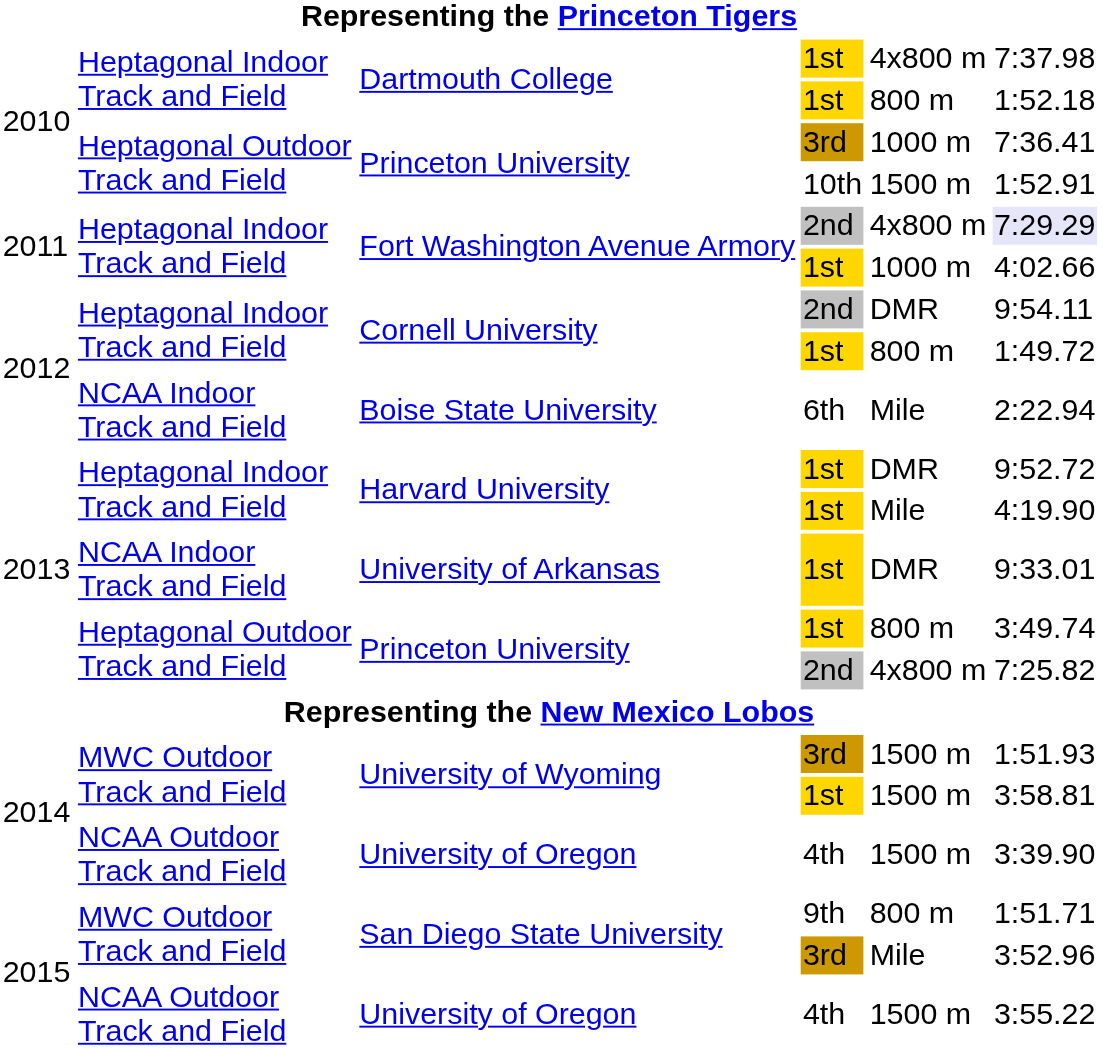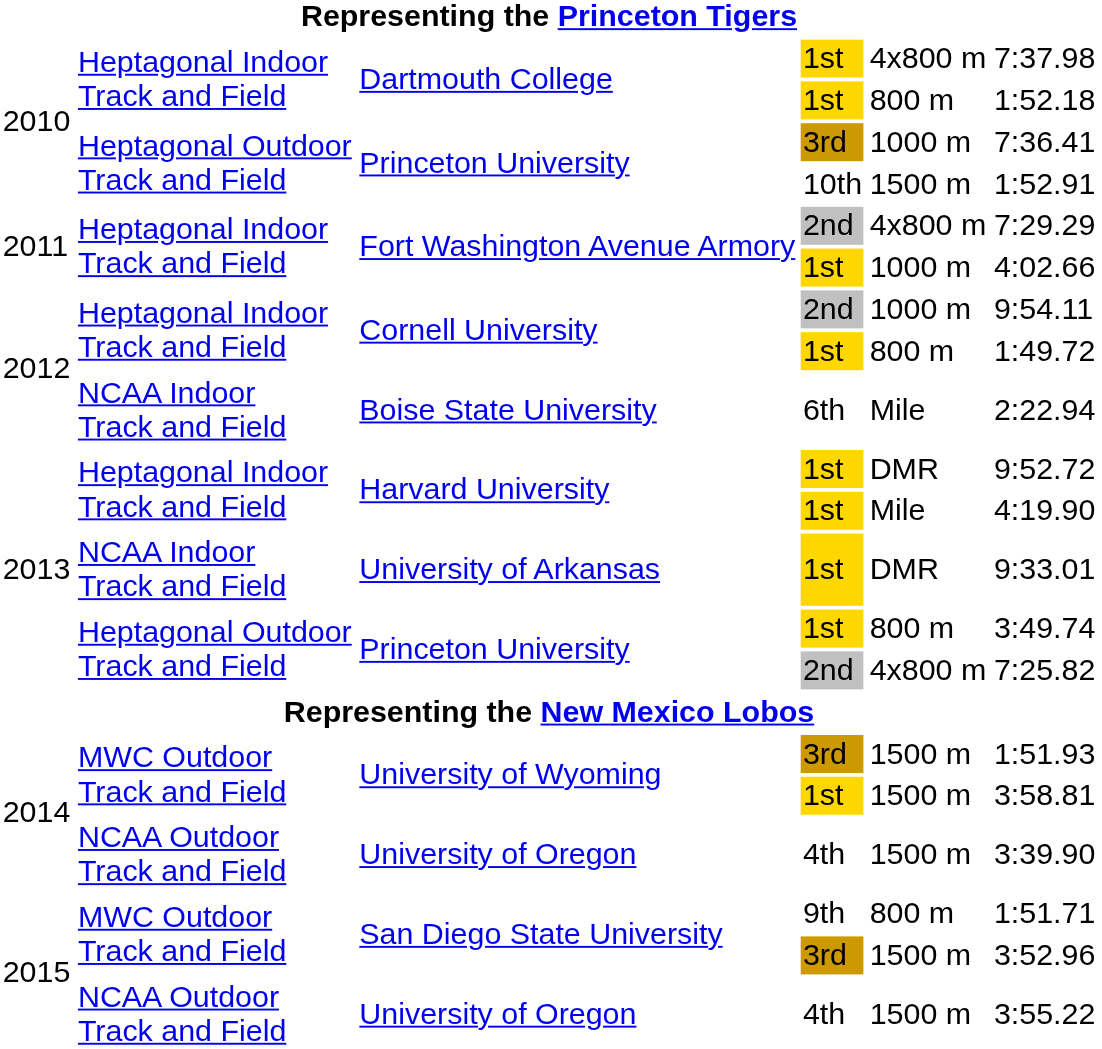(1045, 225) lavender background -> (1045, 225) no background
(904, 308) DMR -> (920, 308) 1000 m
(898, 954) Mile -> (920, 954) 1500 m
